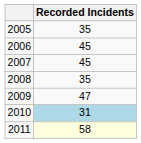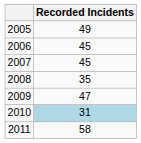(85, 29) 35 -> (85, 29) 49
(85, 130) lightyellow background -> (85, 130) no background
